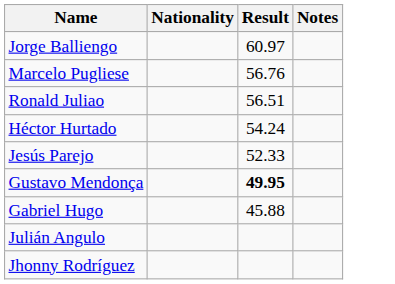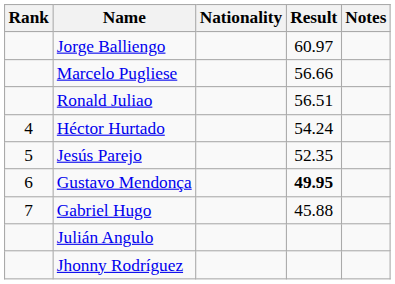+ column: (29, 18)
(265, 73) 56.76 -> (314, 73) 56.66
(265, 155) 52.33 -> (314, 155) 52.35
